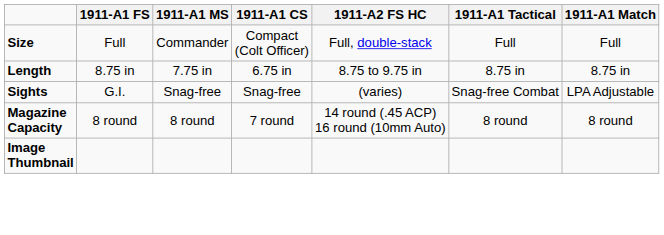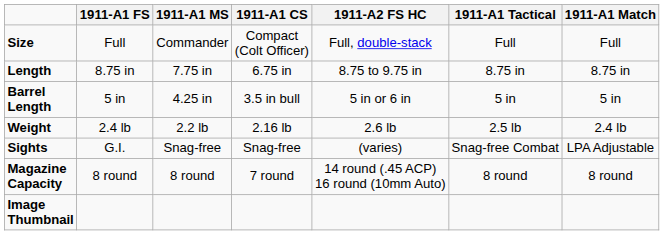+ row: (29, 99)
+ row: (29, 127)
